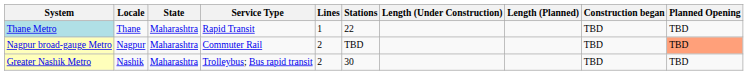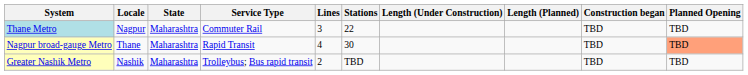(129, 29) Thane -> (131, 29) Nagpur
(229, 29) Rapid Transit -> (232, 29) Commuter Rail
(320, 29) 1 -> (320, 29) 3
(131, 45) Nagpur -> (129, 45) Thane
(232, 45) Commuter Rail -> (229, 45) Rapid Transit
(320, 45) 2 -> (320, 45) 4
(354, 45) TBD -> (349, 45) 30
(349, 61) 30 -> (354, 61) TBD
